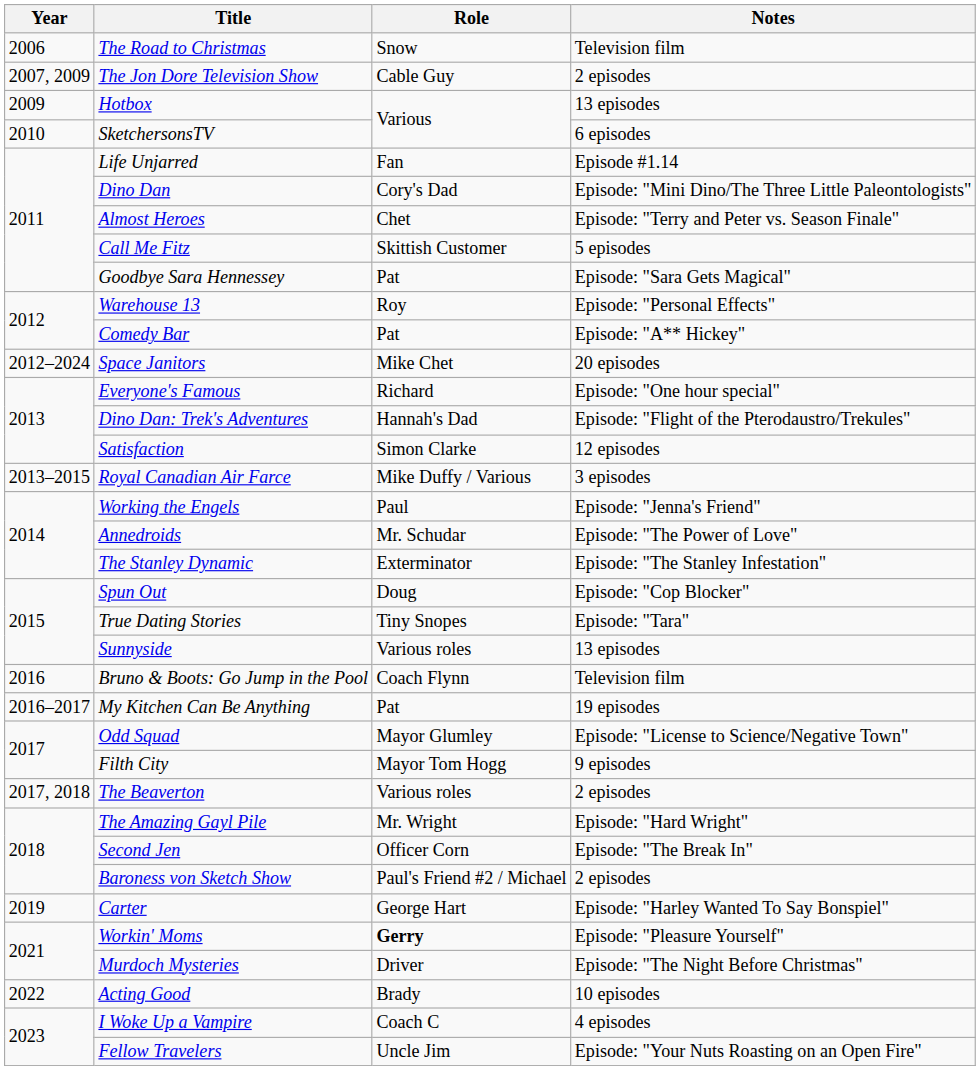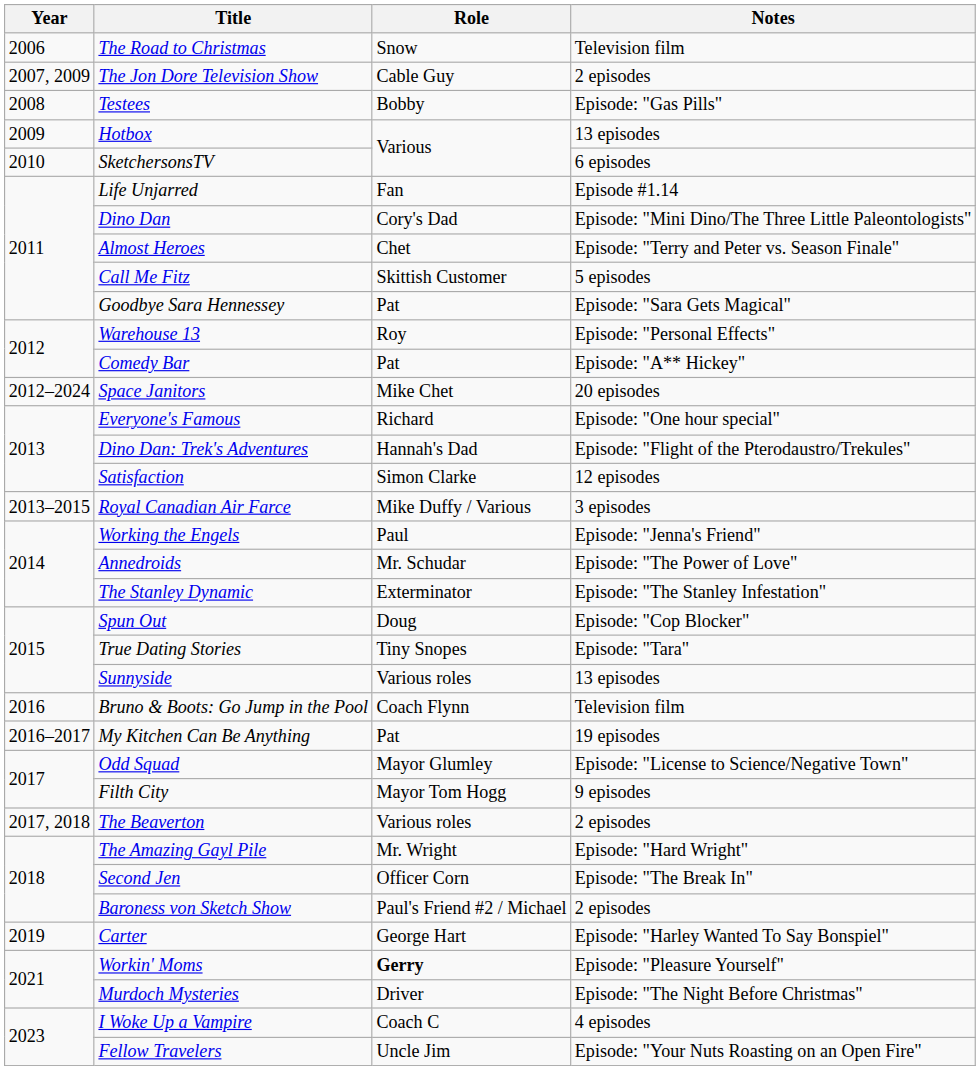+ row: (124, 104)
- row: (144, 993)
